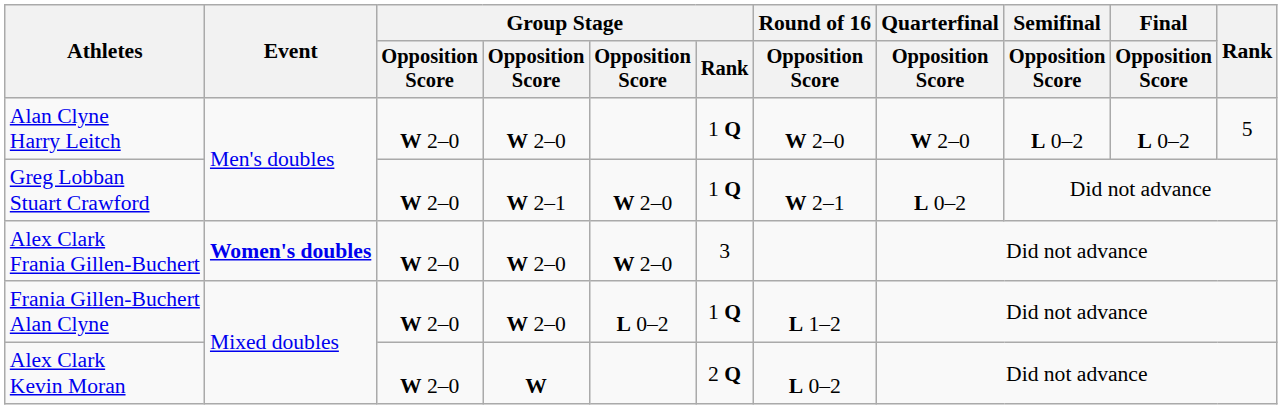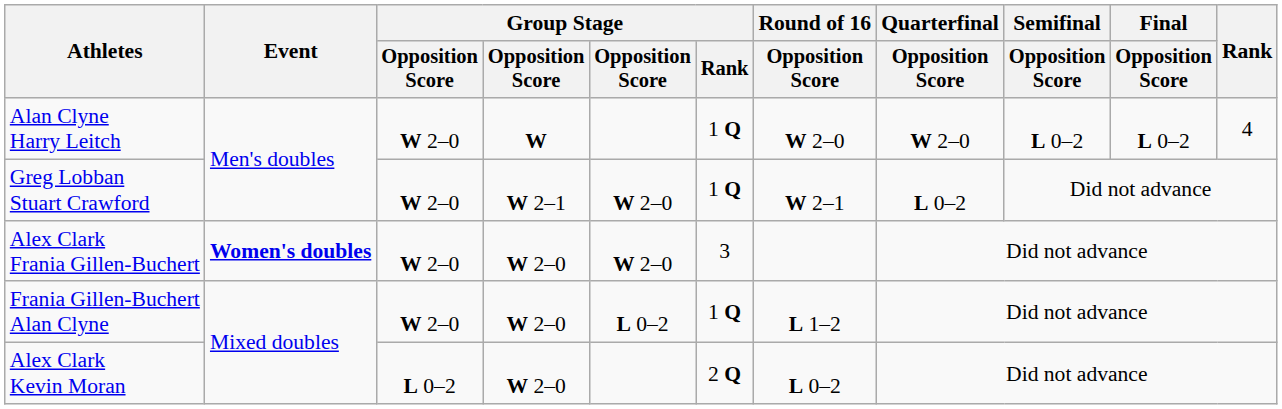(536, 141) W 2–0 -> (536, 141) W
(1247, 128) 5 -> (1247, 128) 4
(430, 386) W 2–0 -> (430, 386) L 0–2
(536, 386) W -> (536, 386) W 2–0
